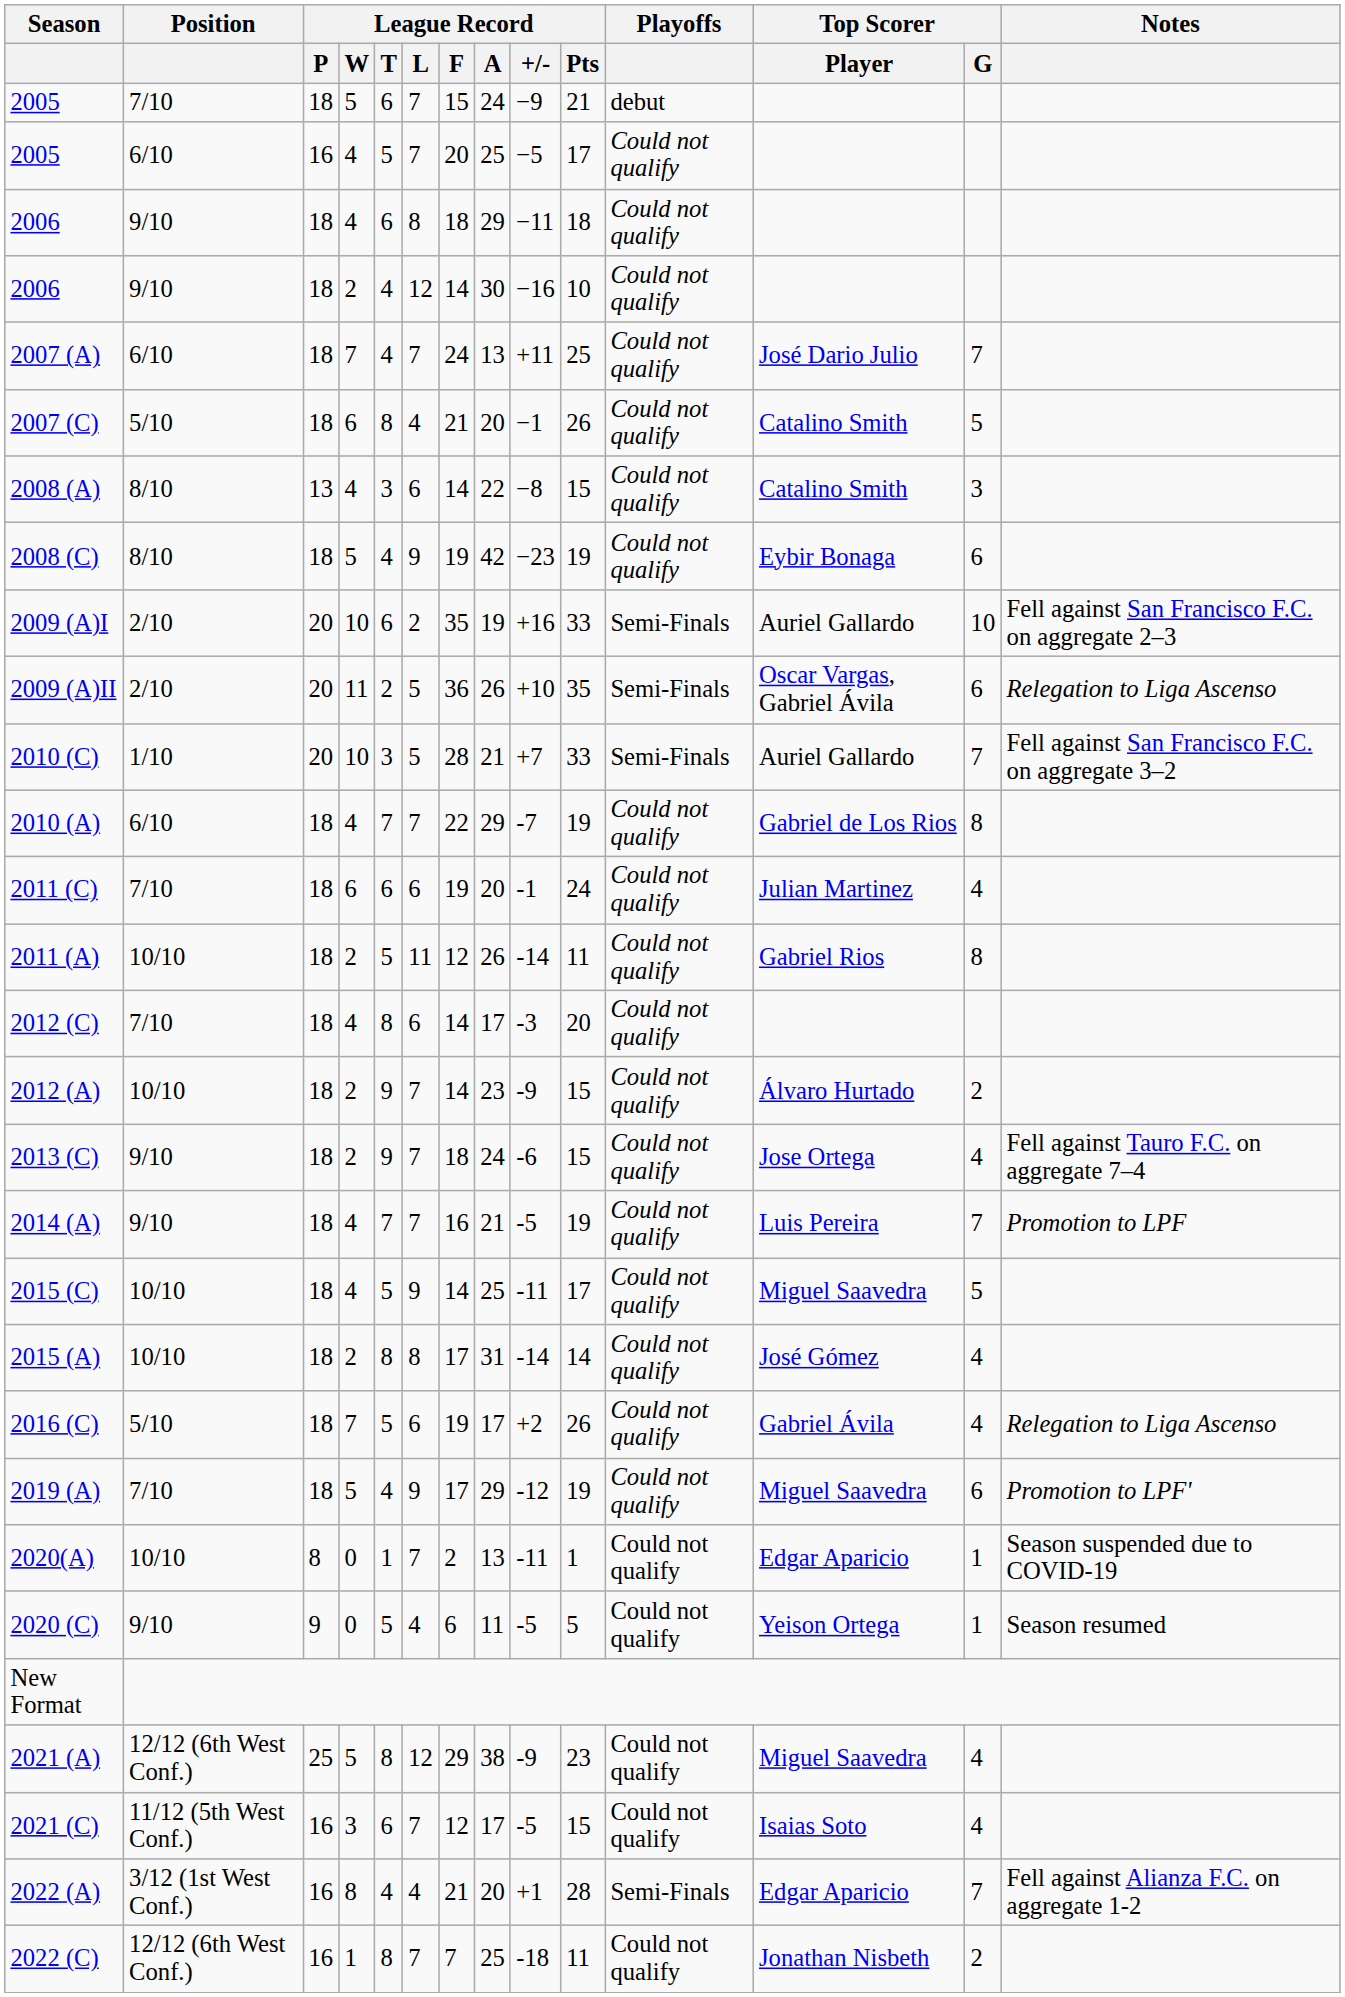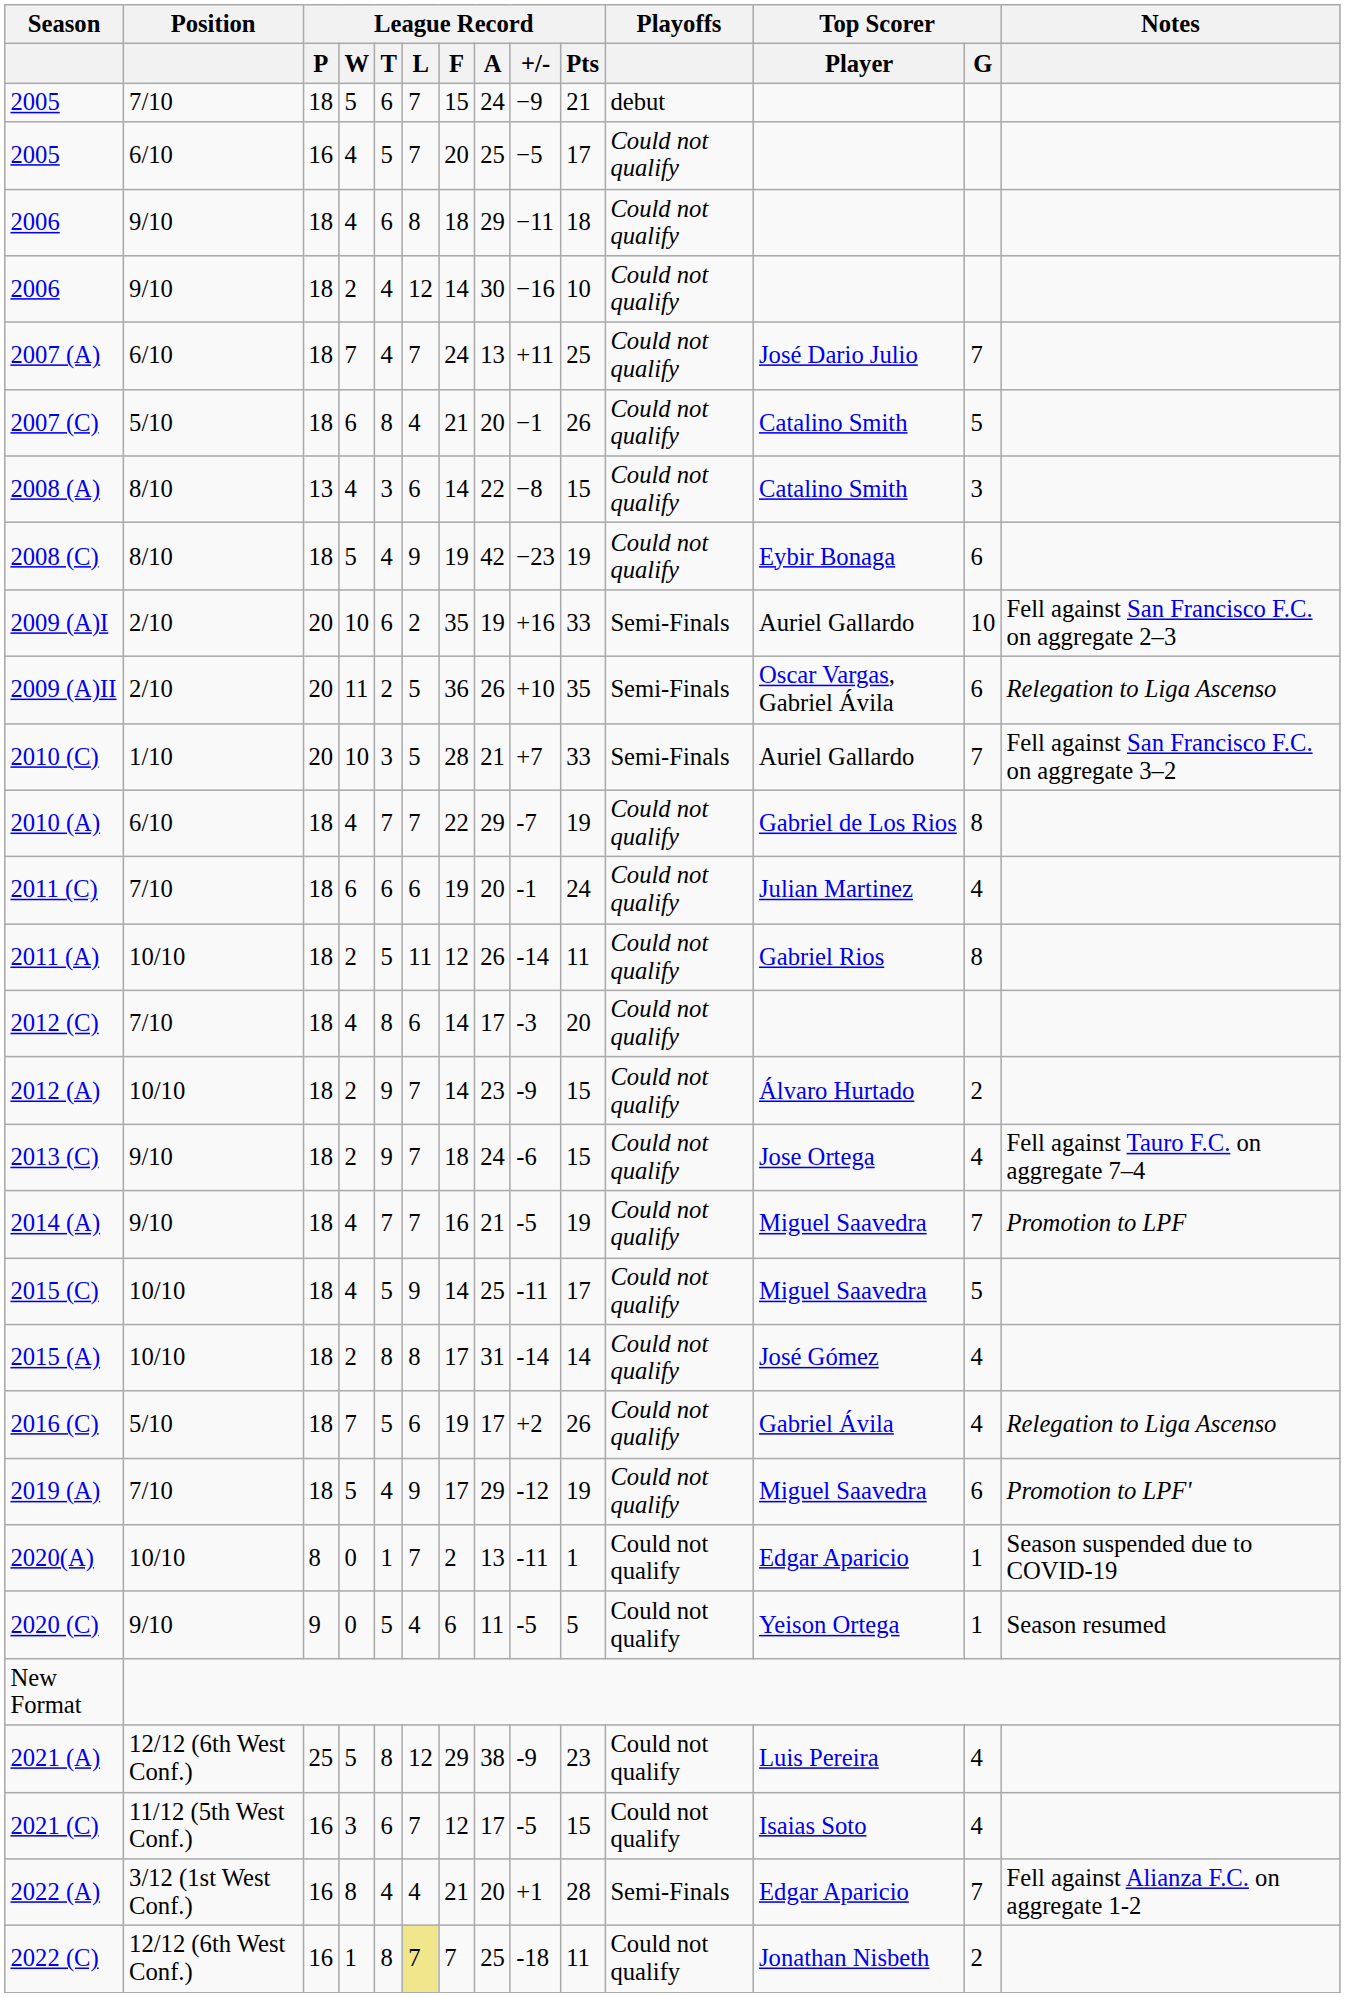(819, 1223) Luis Pereira -> (843, 1223) Miguel Saavedra
(843, 1758) Miguel Saavedra -> (819, 1758) Luis Pereira
(414, 1958) no background -> (414, 1958) khaki background
